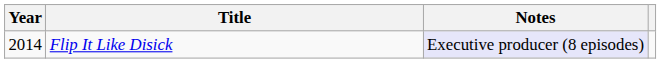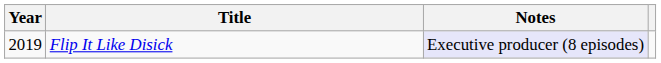(25, 44) 2014 -> (25, 44) 2019
